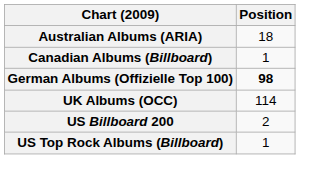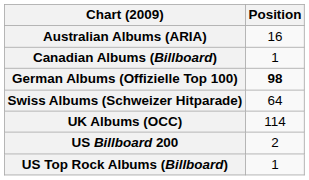(266, 36) 18 -> (275, 36) 16
+ row: (125, 100)
